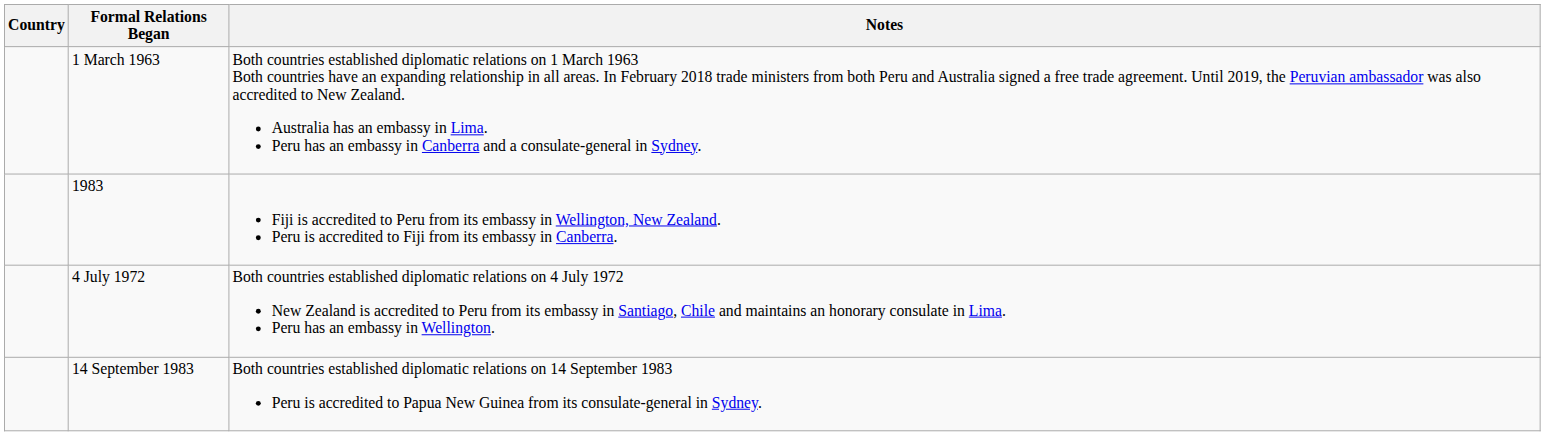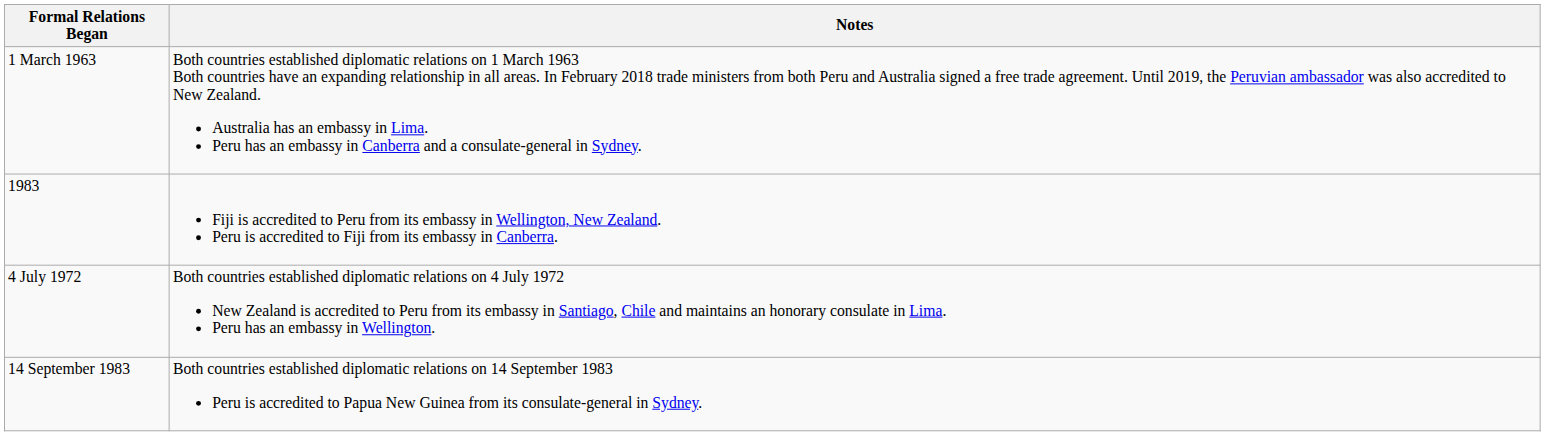- column: (36, 25)
